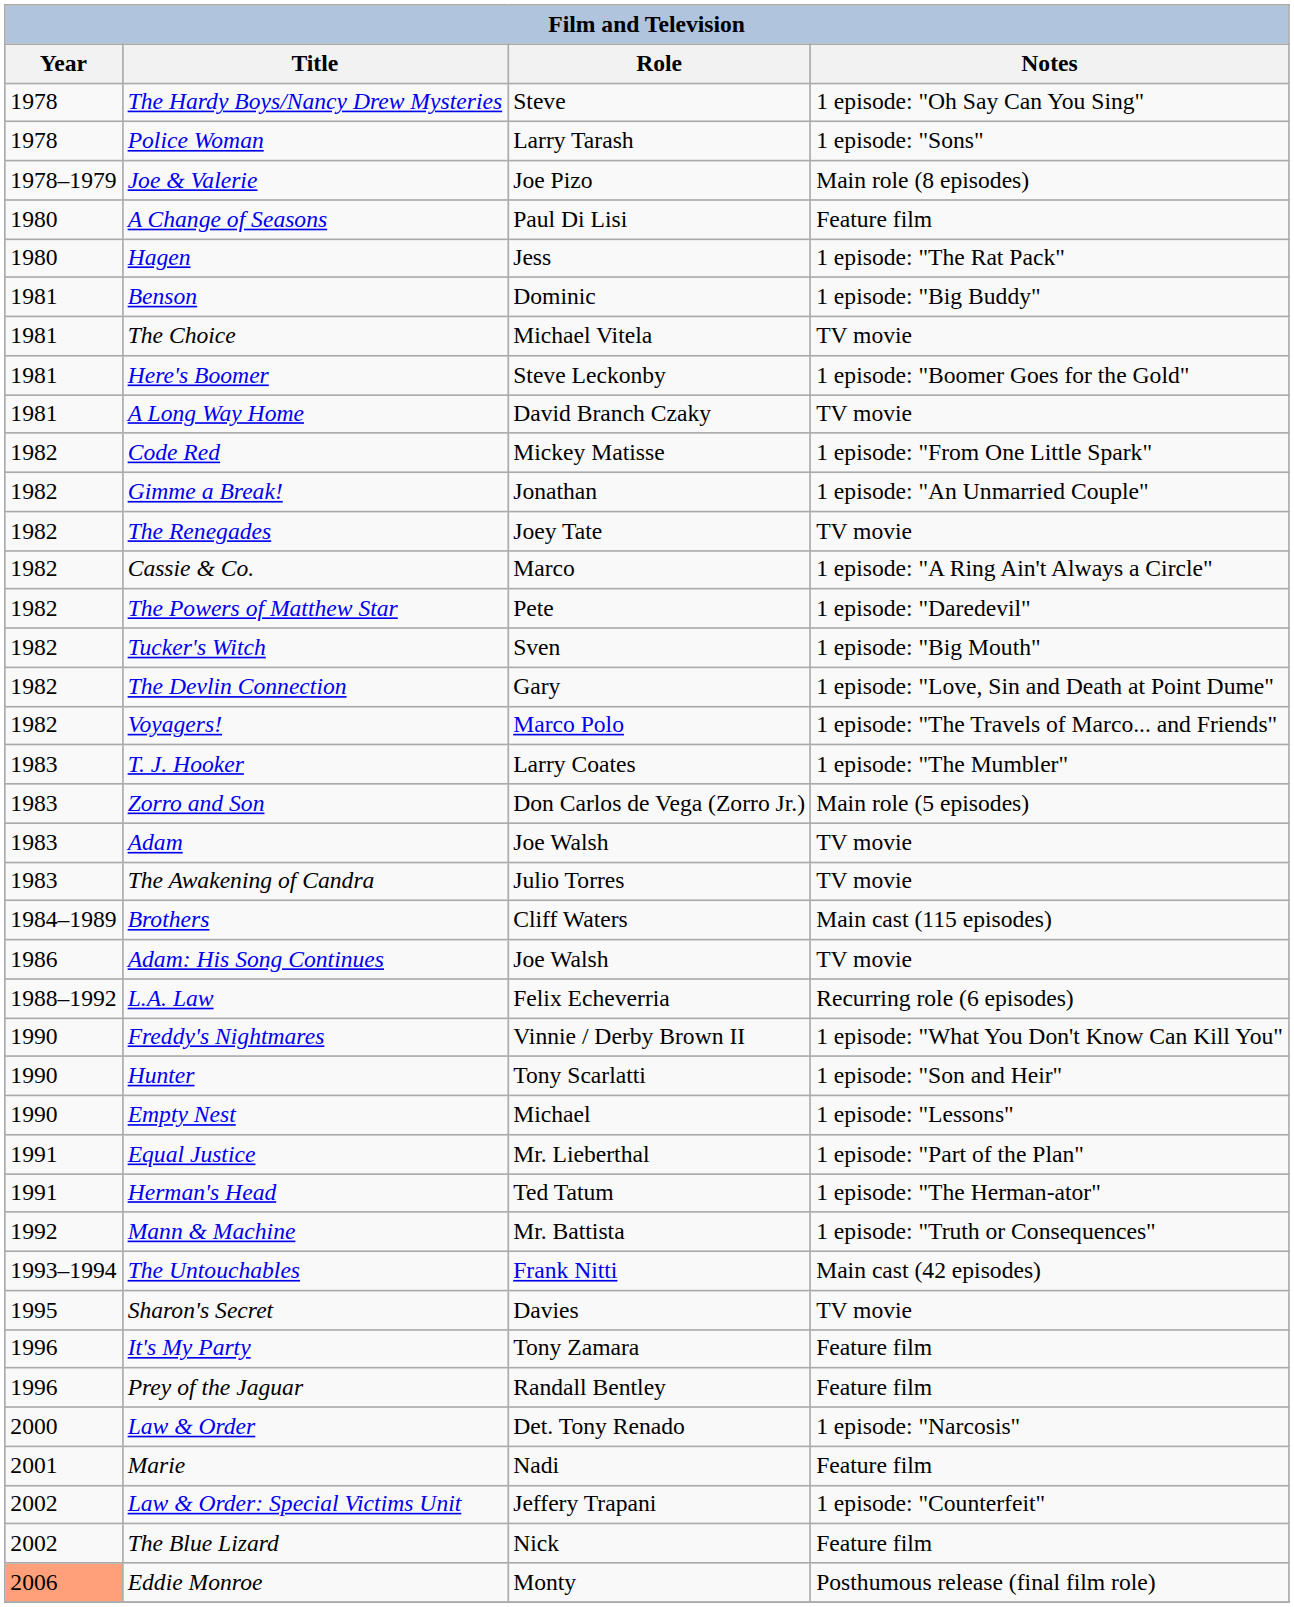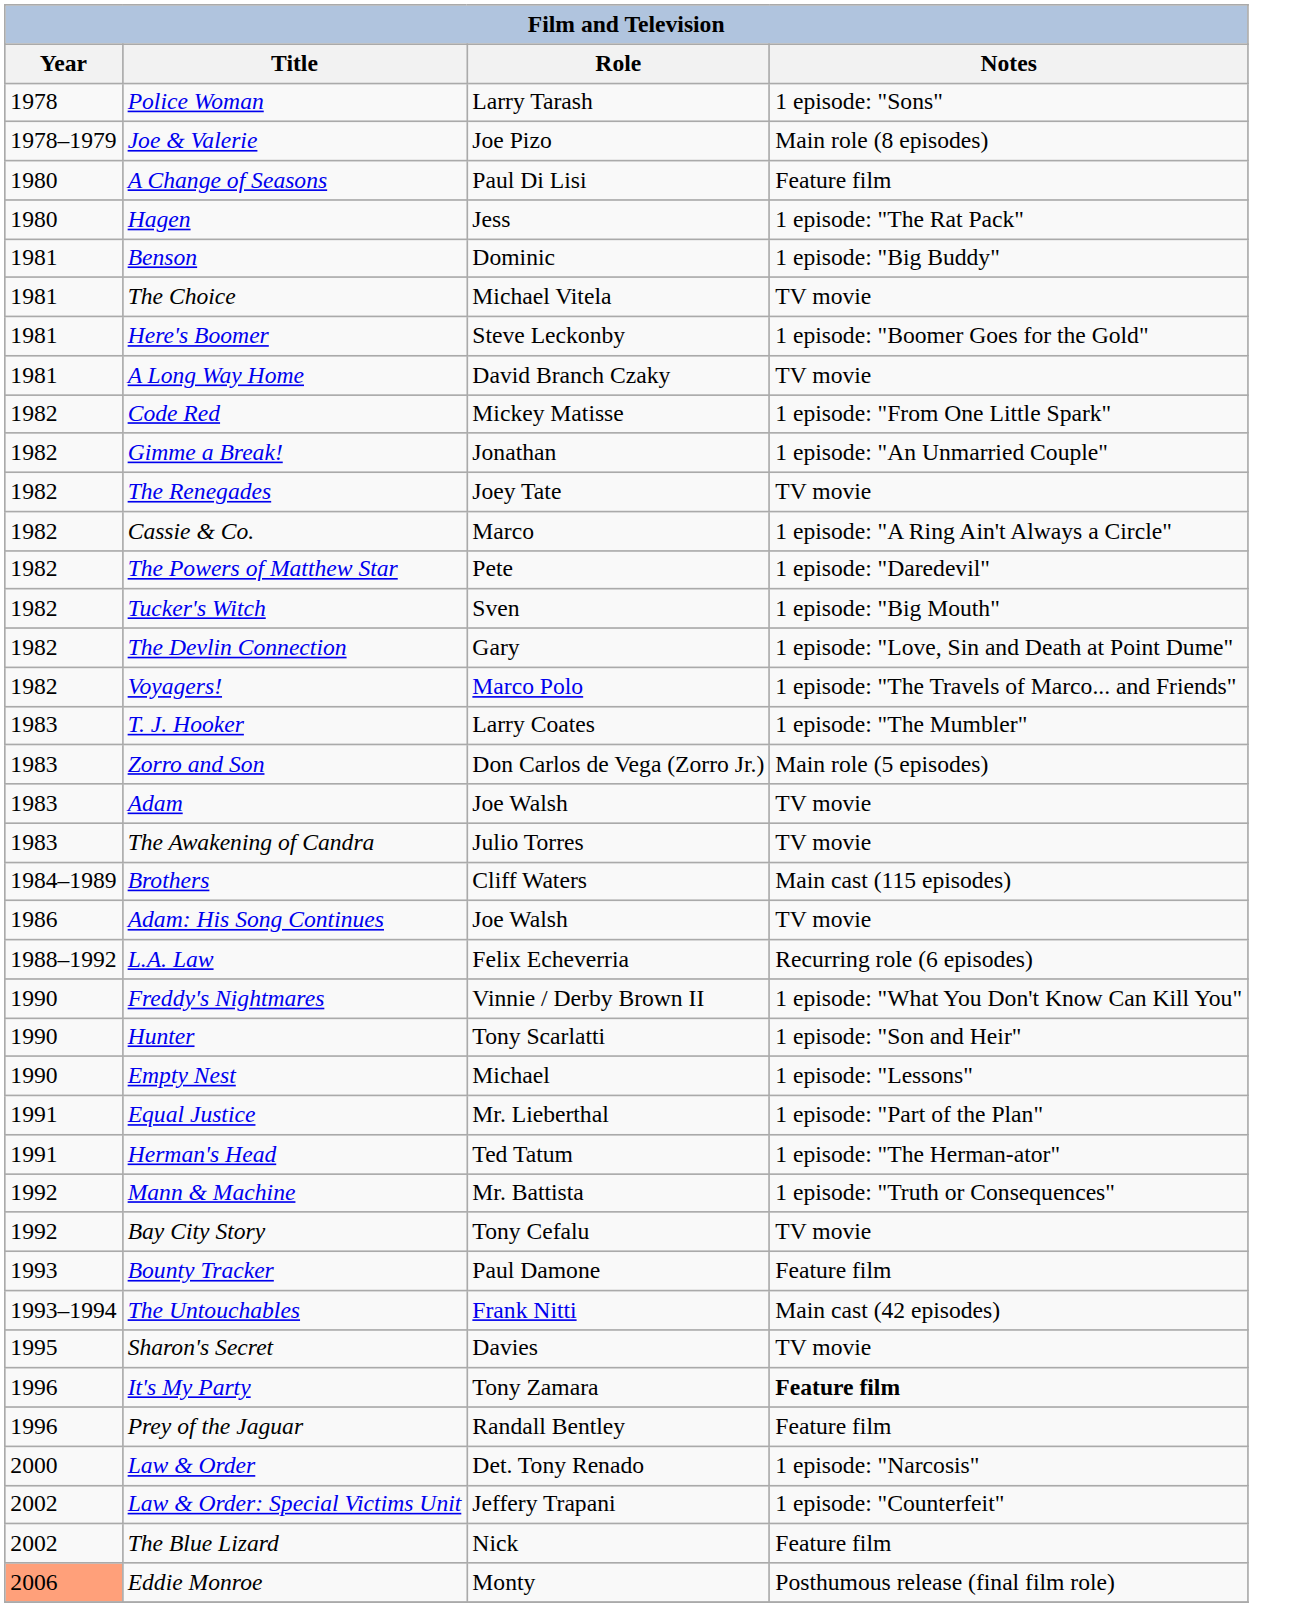- row: (315, 102)
+ row: (196, 1231)
+ row: (201, 1270)
(874, 1348) normal -> (838, 1387) bold
- row: (156, 1465)
